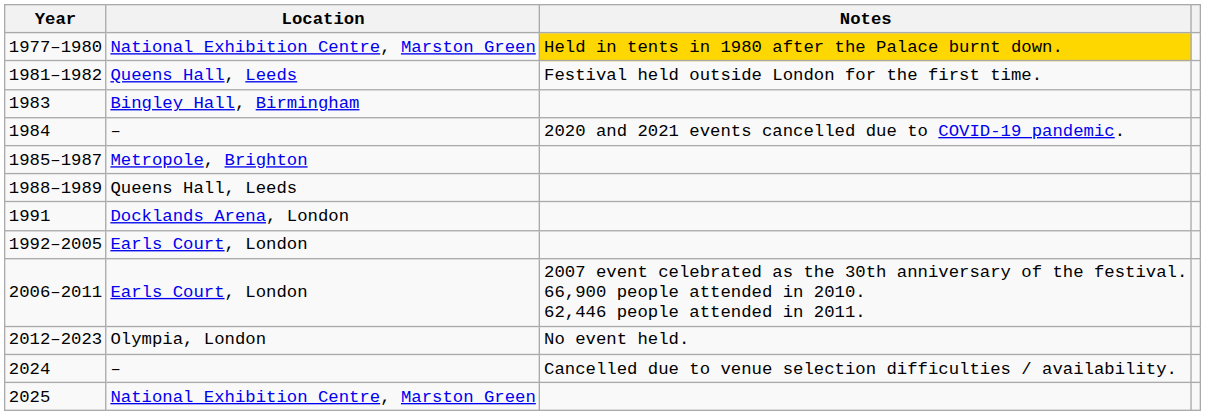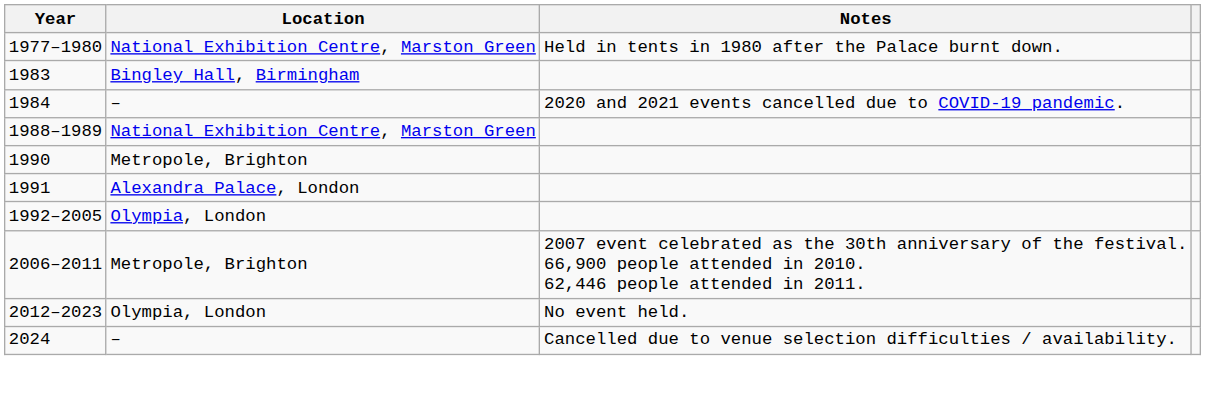(803, 47) gold background -> (803, 47) no background
- row: (55, 75)
- row: (55, 160)
(204, 188) Queens Hall, Leeds -> (323, 131) National Exhibition Centre, Marston Green
+ row: (30, 160)
(230, 216) Docklands Arena, London -> (235, 188) Alexandra Palace, London
(209, 244) Earls Court, London -> (188, 216) Olympia, London
(209, 292) Earls Court, London -> (209, 264) Metropole, Brighton
- row: (30, 397)
